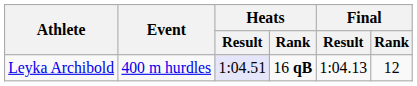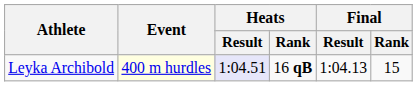(166, 68) no background -> (166, 68) lightyellow background
(392, 68) 12 -> (392, 68) 15
